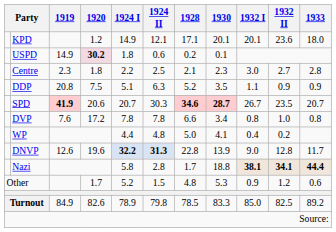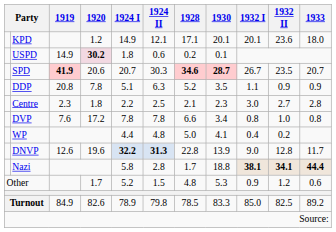rows swapped: (21, 103) <-> (25, 71)
(96, 87) 7.5 -> (96, 87) 7.8
